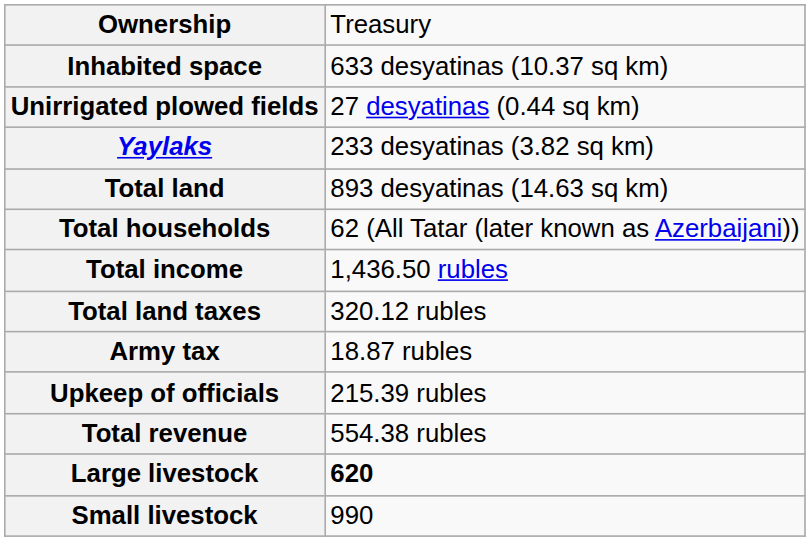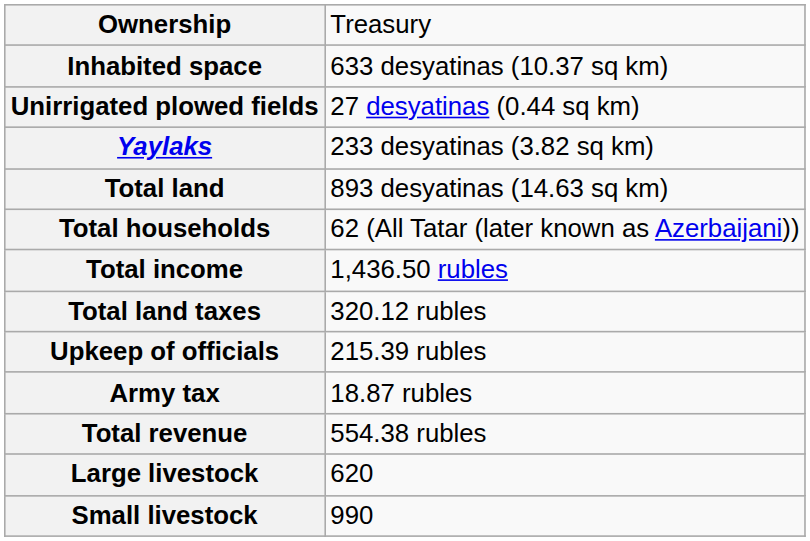rows swapped: (165, 351) <-> (165, 392)
(352, 474) bold -> (352, 474) normal
